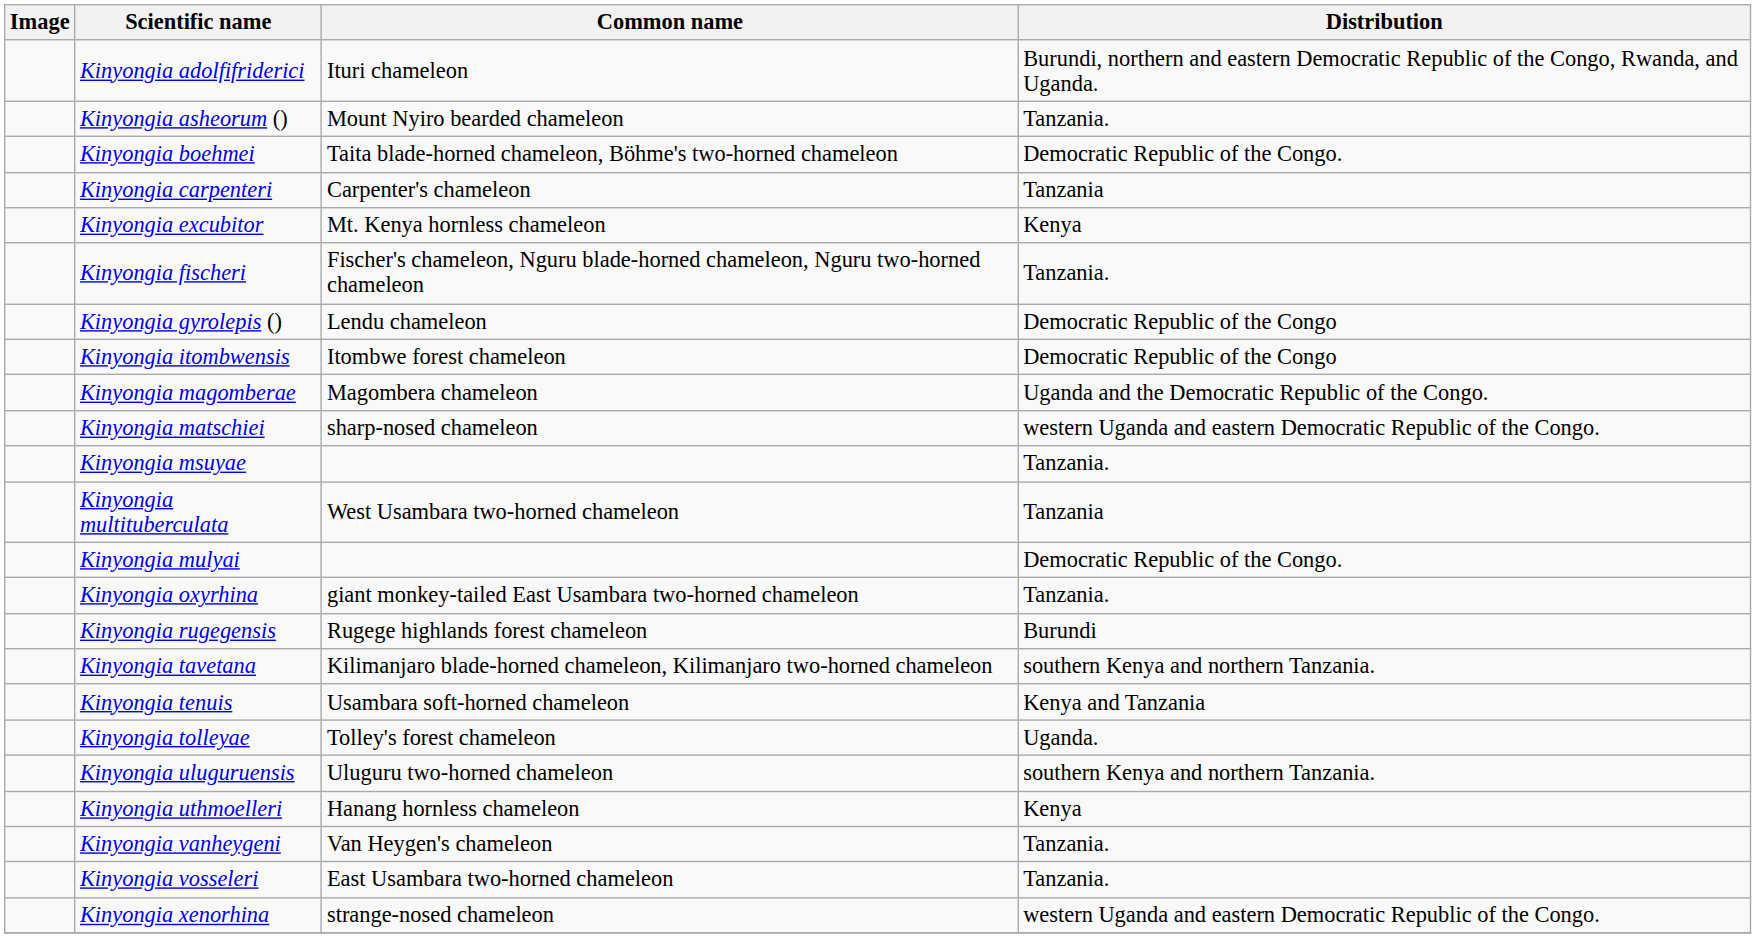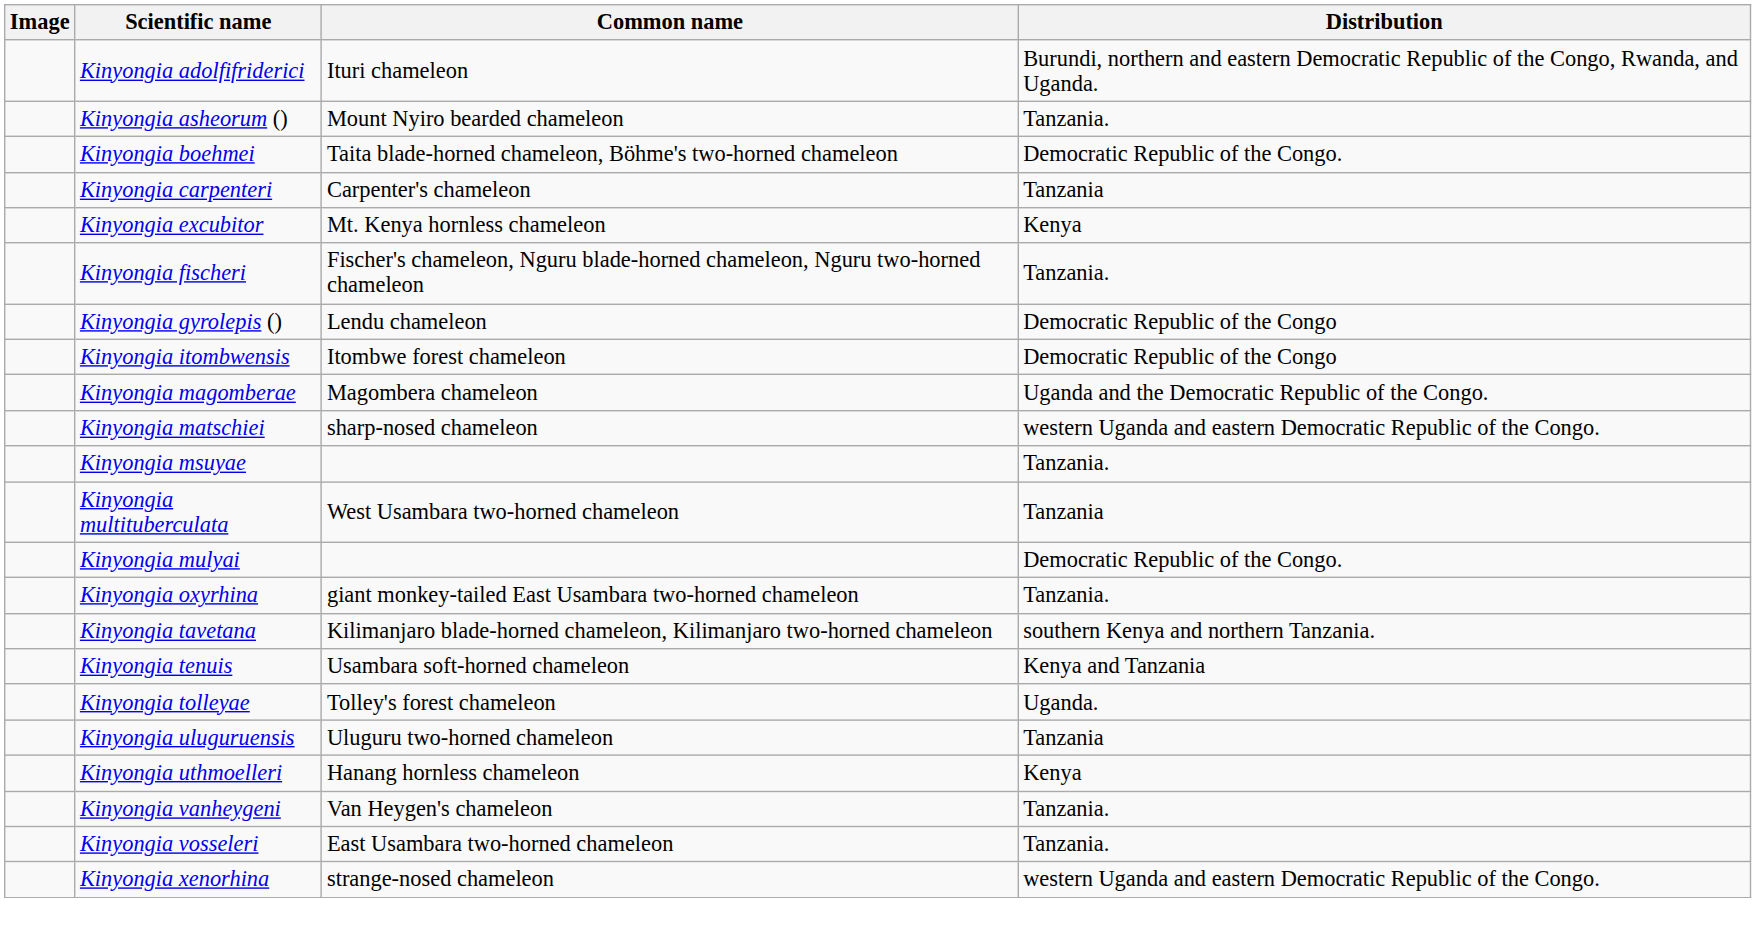- row: (178, 630)
(1199, 772) southern Kenya and northern Tanzania. -> (1063, 737) Tanzania
